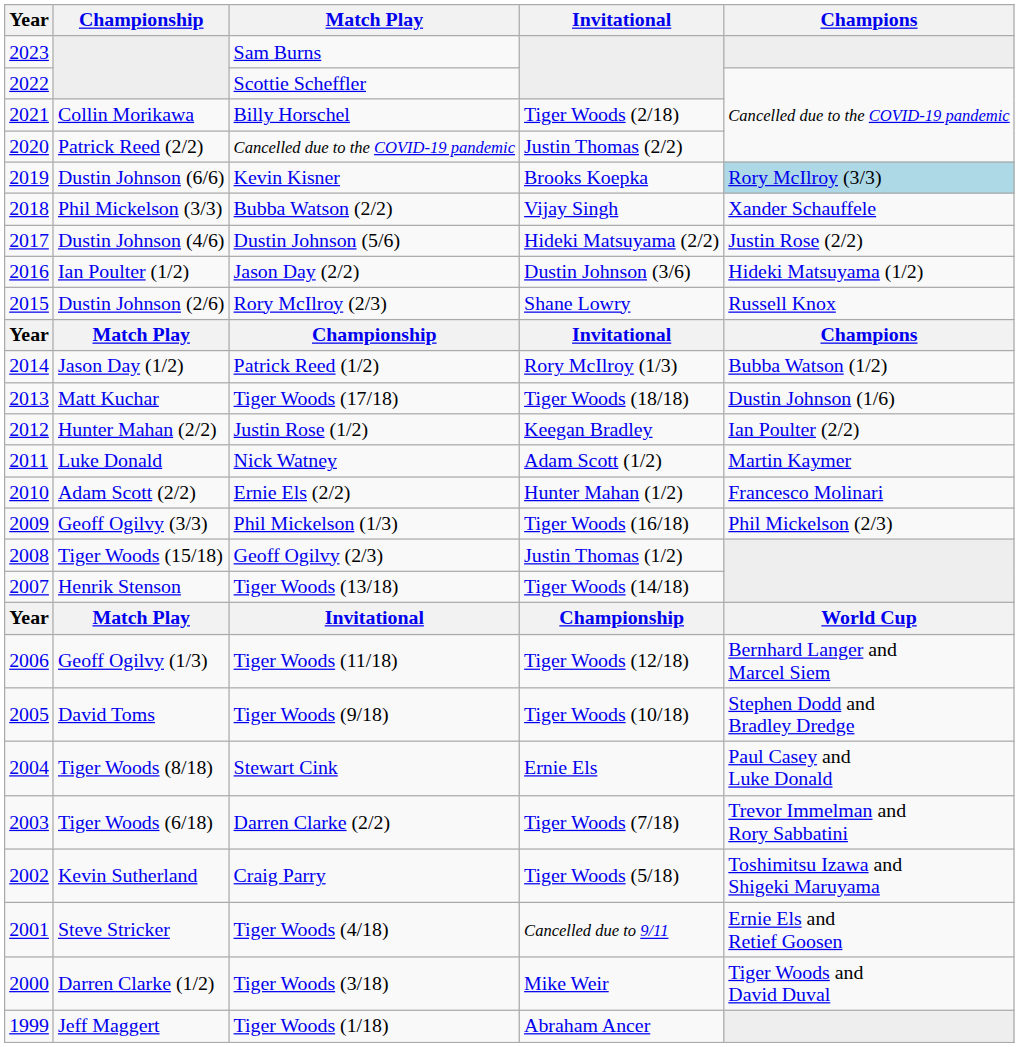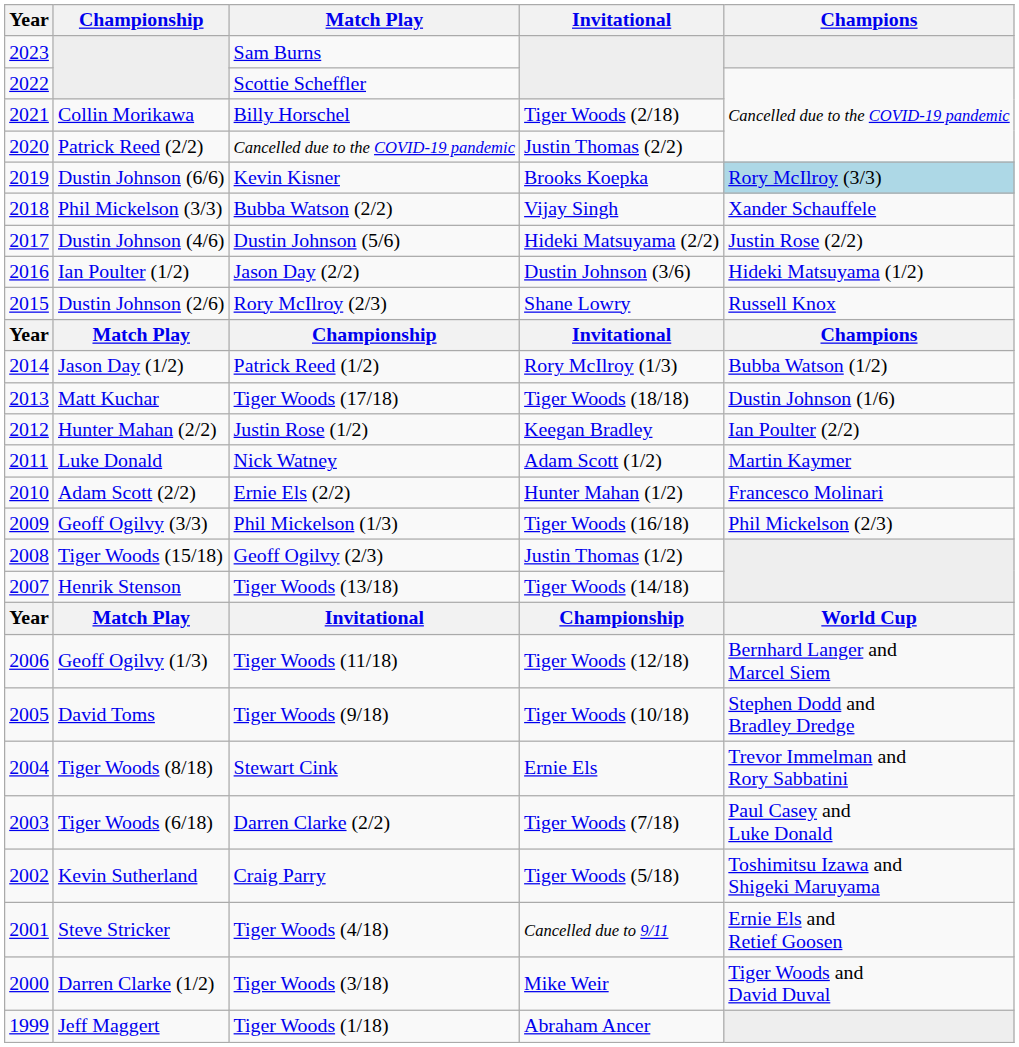(790, 768) Paul Casey and Luke Donald -> (817, 768) Trevor Immelman and Rory Sabbatini
(817, 822) Trevor Immelman and Rory Sabbatini -> (790, 822) Paul Casey and Luke Donald
